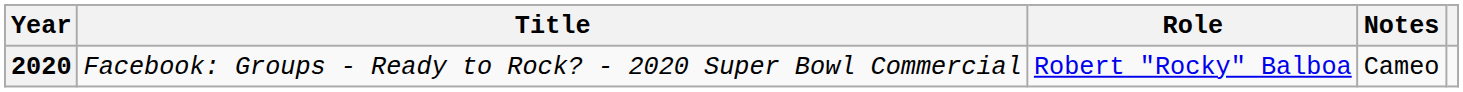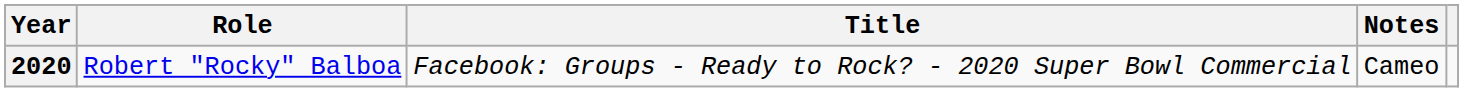columns swapped: (553, 26) <-> (1193, 26)
